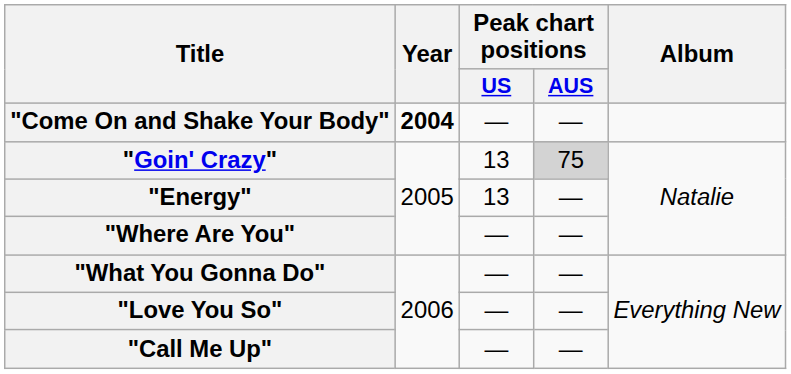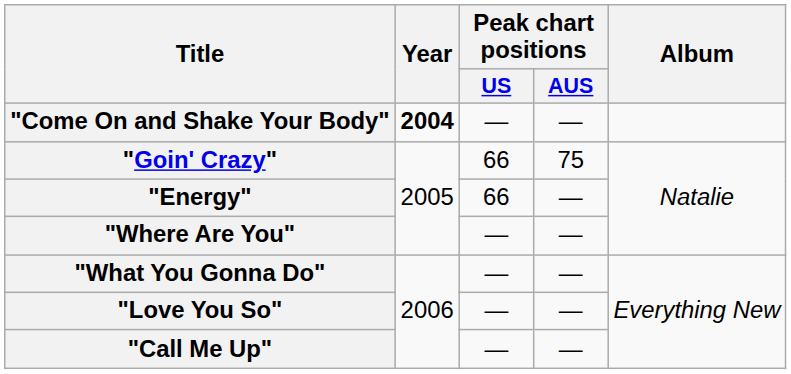(496, 159) 13 -> (496, 159) 66
(571, 159) lightgrey background -> (571, 159) no background
(496, 197) 13 -> (496, 197) 66
